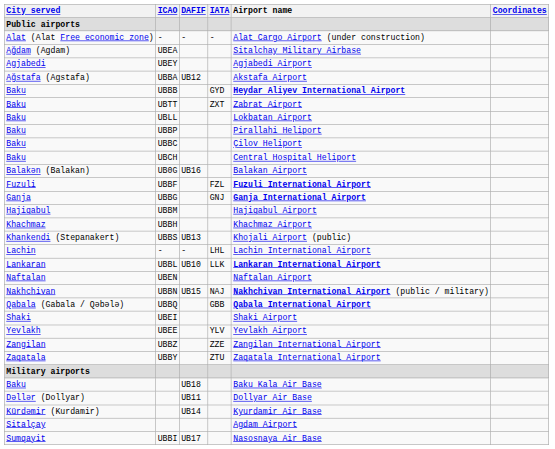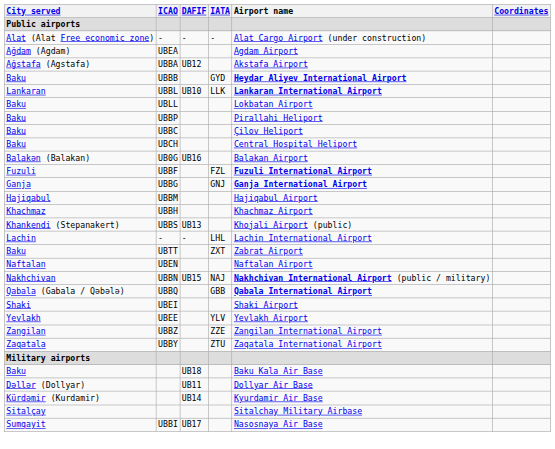(297, 51) Sitalchay Military Airbase -> (266, 51) Agdam Airport
- row: (26, 64)
rows swapped: (16, 104) <-> (26, 265)
(265, 425) Agdam Airport -> (298, 411) Sitalchay Military Airbase
